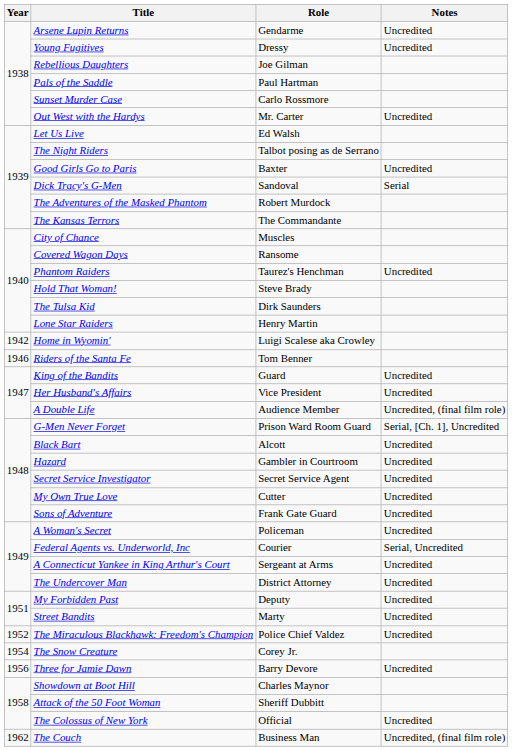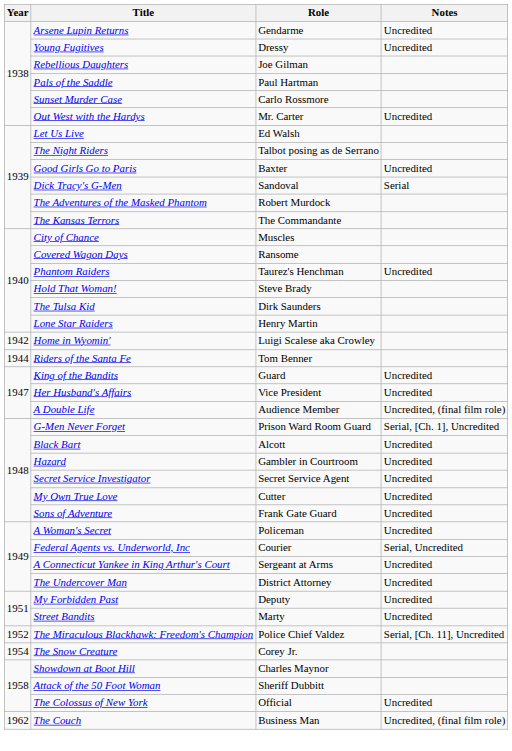(18, 358) 1946 -> (18, 358) 1944
(408, 634) Uncredited -> (444, 634) Serial, [Ch. 11], Uncredited
- row: (83, 668)
